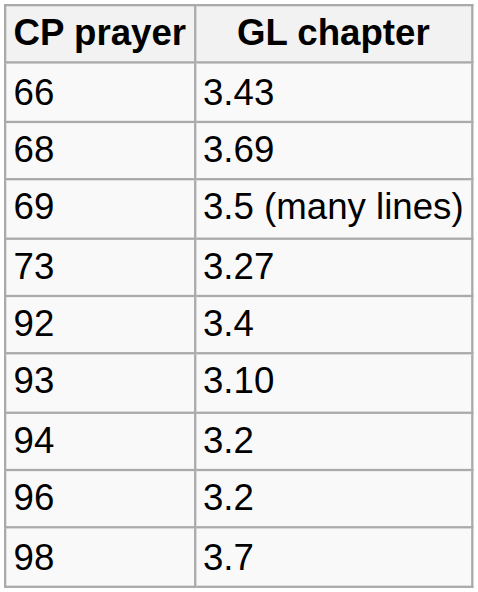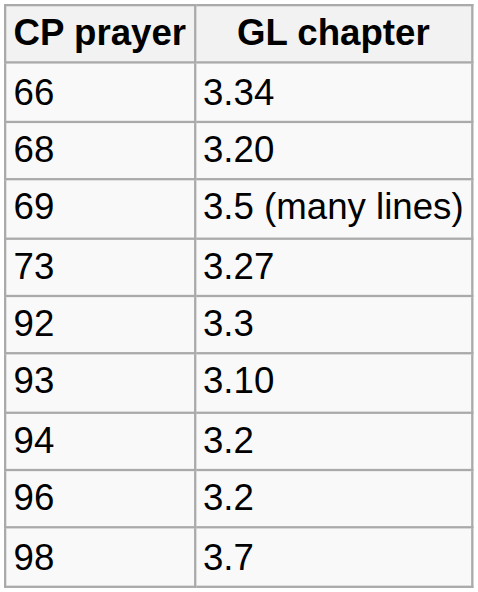(239, 91) 3.43 -> (239, 91) 3.34
(239, 149) 3.69 -> (239, 149) 3.20
(228, 324) 3.4 -> (228, 324) 3.3
